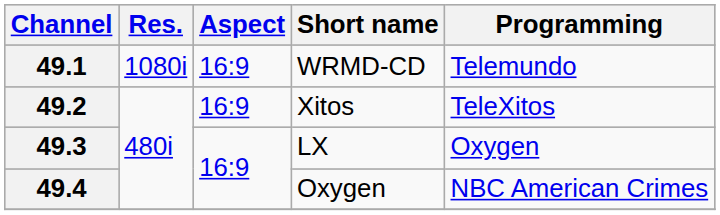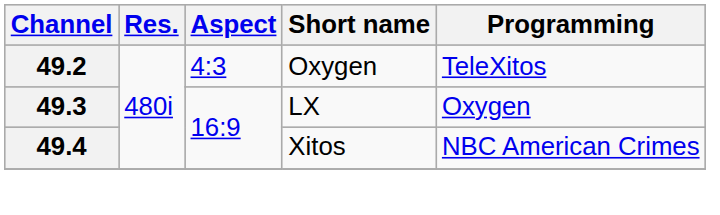- row: (62, 65)
(224, 106) 16:9 -> (208, 65) 4:3
(326, 106) Xitos -> (333, 65) Oxygen
(341, 188) Oxygen -> (317, 147) Xitos
